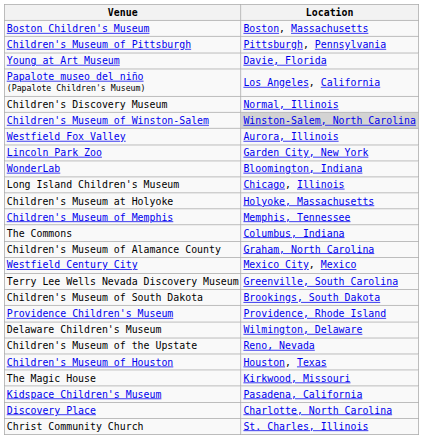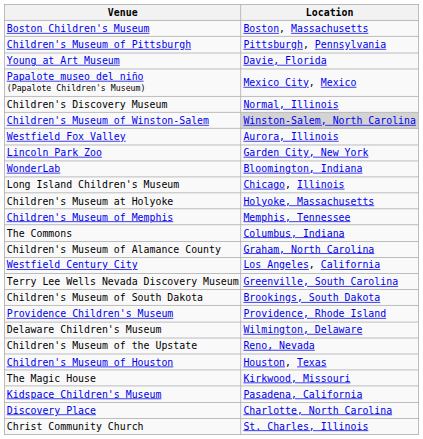(312, 83) Los Angeles, California -> (300, 83) Mexico City, Mexico
(300, 265) Mexico City, Mexico -> (312, 265) Los Angeles, California
